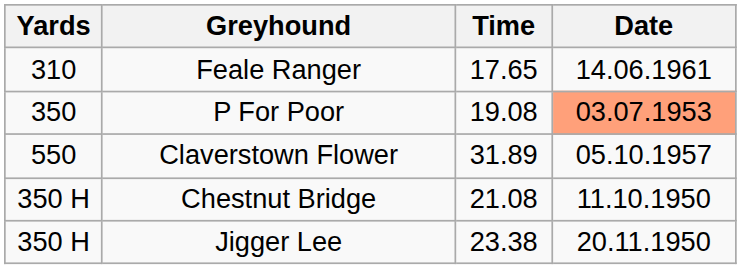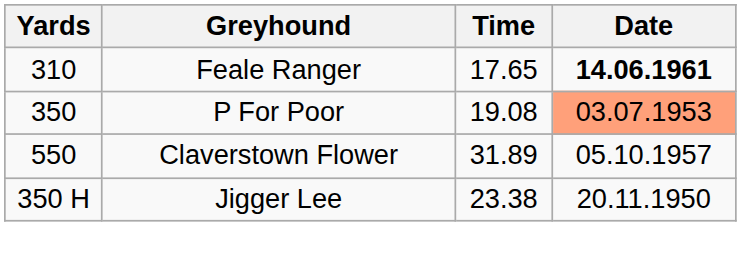(644, 69) normal -> (644, 69) bold
- row: (279, 198)
